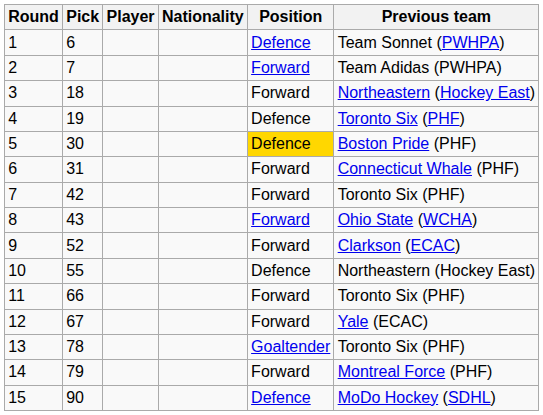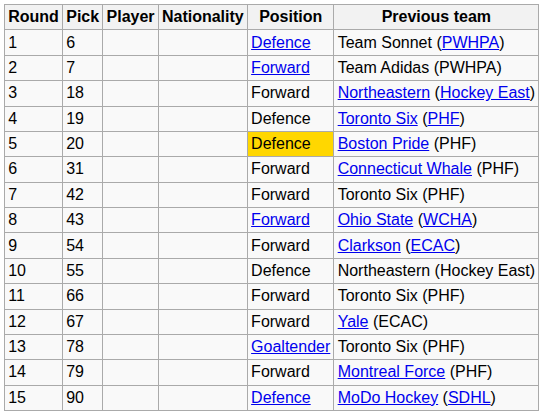(75, 144) 30 -> (75, 144) 20
(75, 245) 52 -> (75, 245) 54
